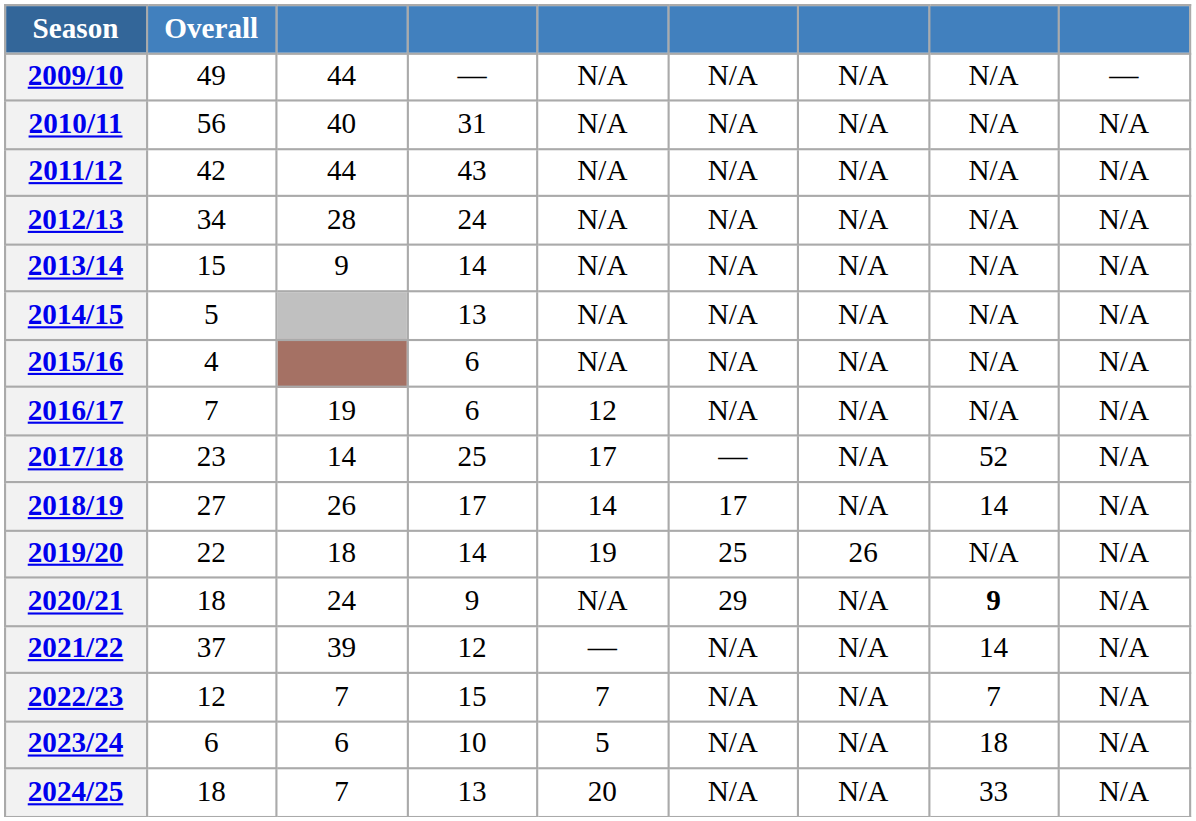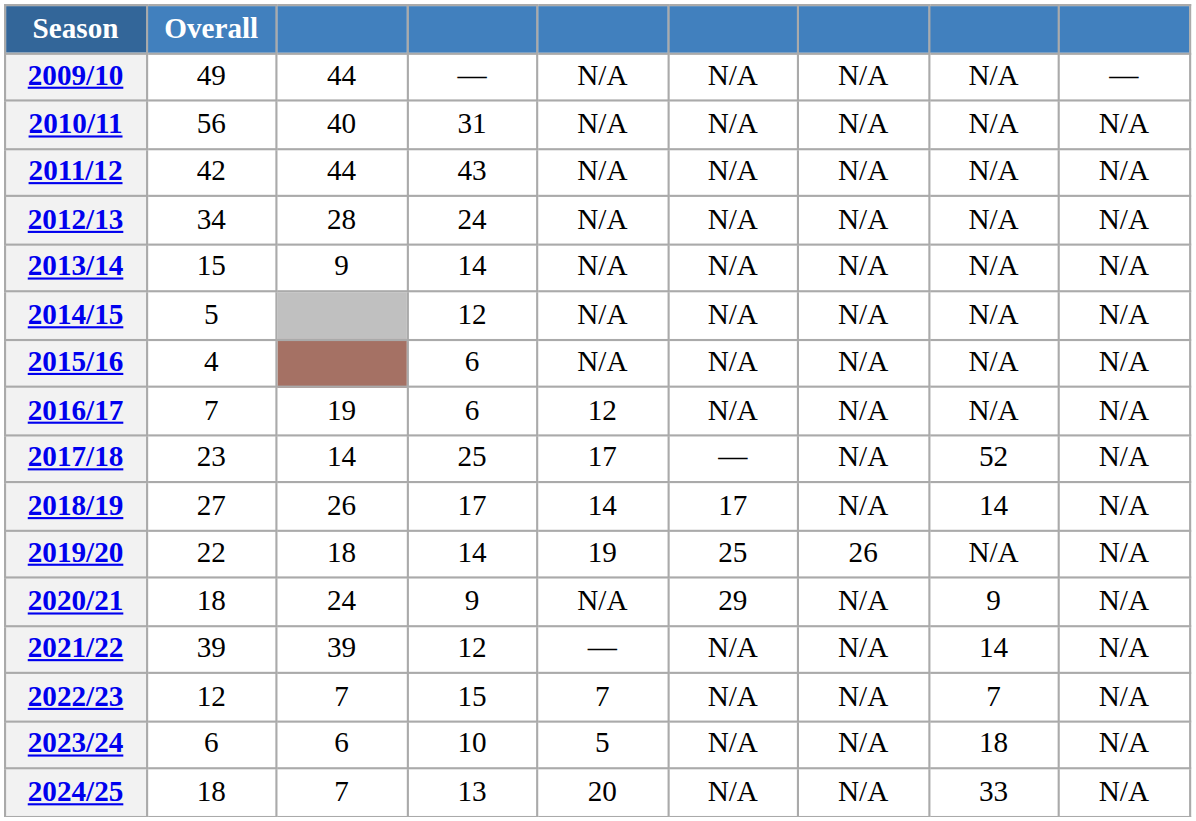(472, 314) 13 -> (472, 314) 12
(994, 600) bold -> (994, 600) normal
(211, 648) 37 -> (211, 648) 39
